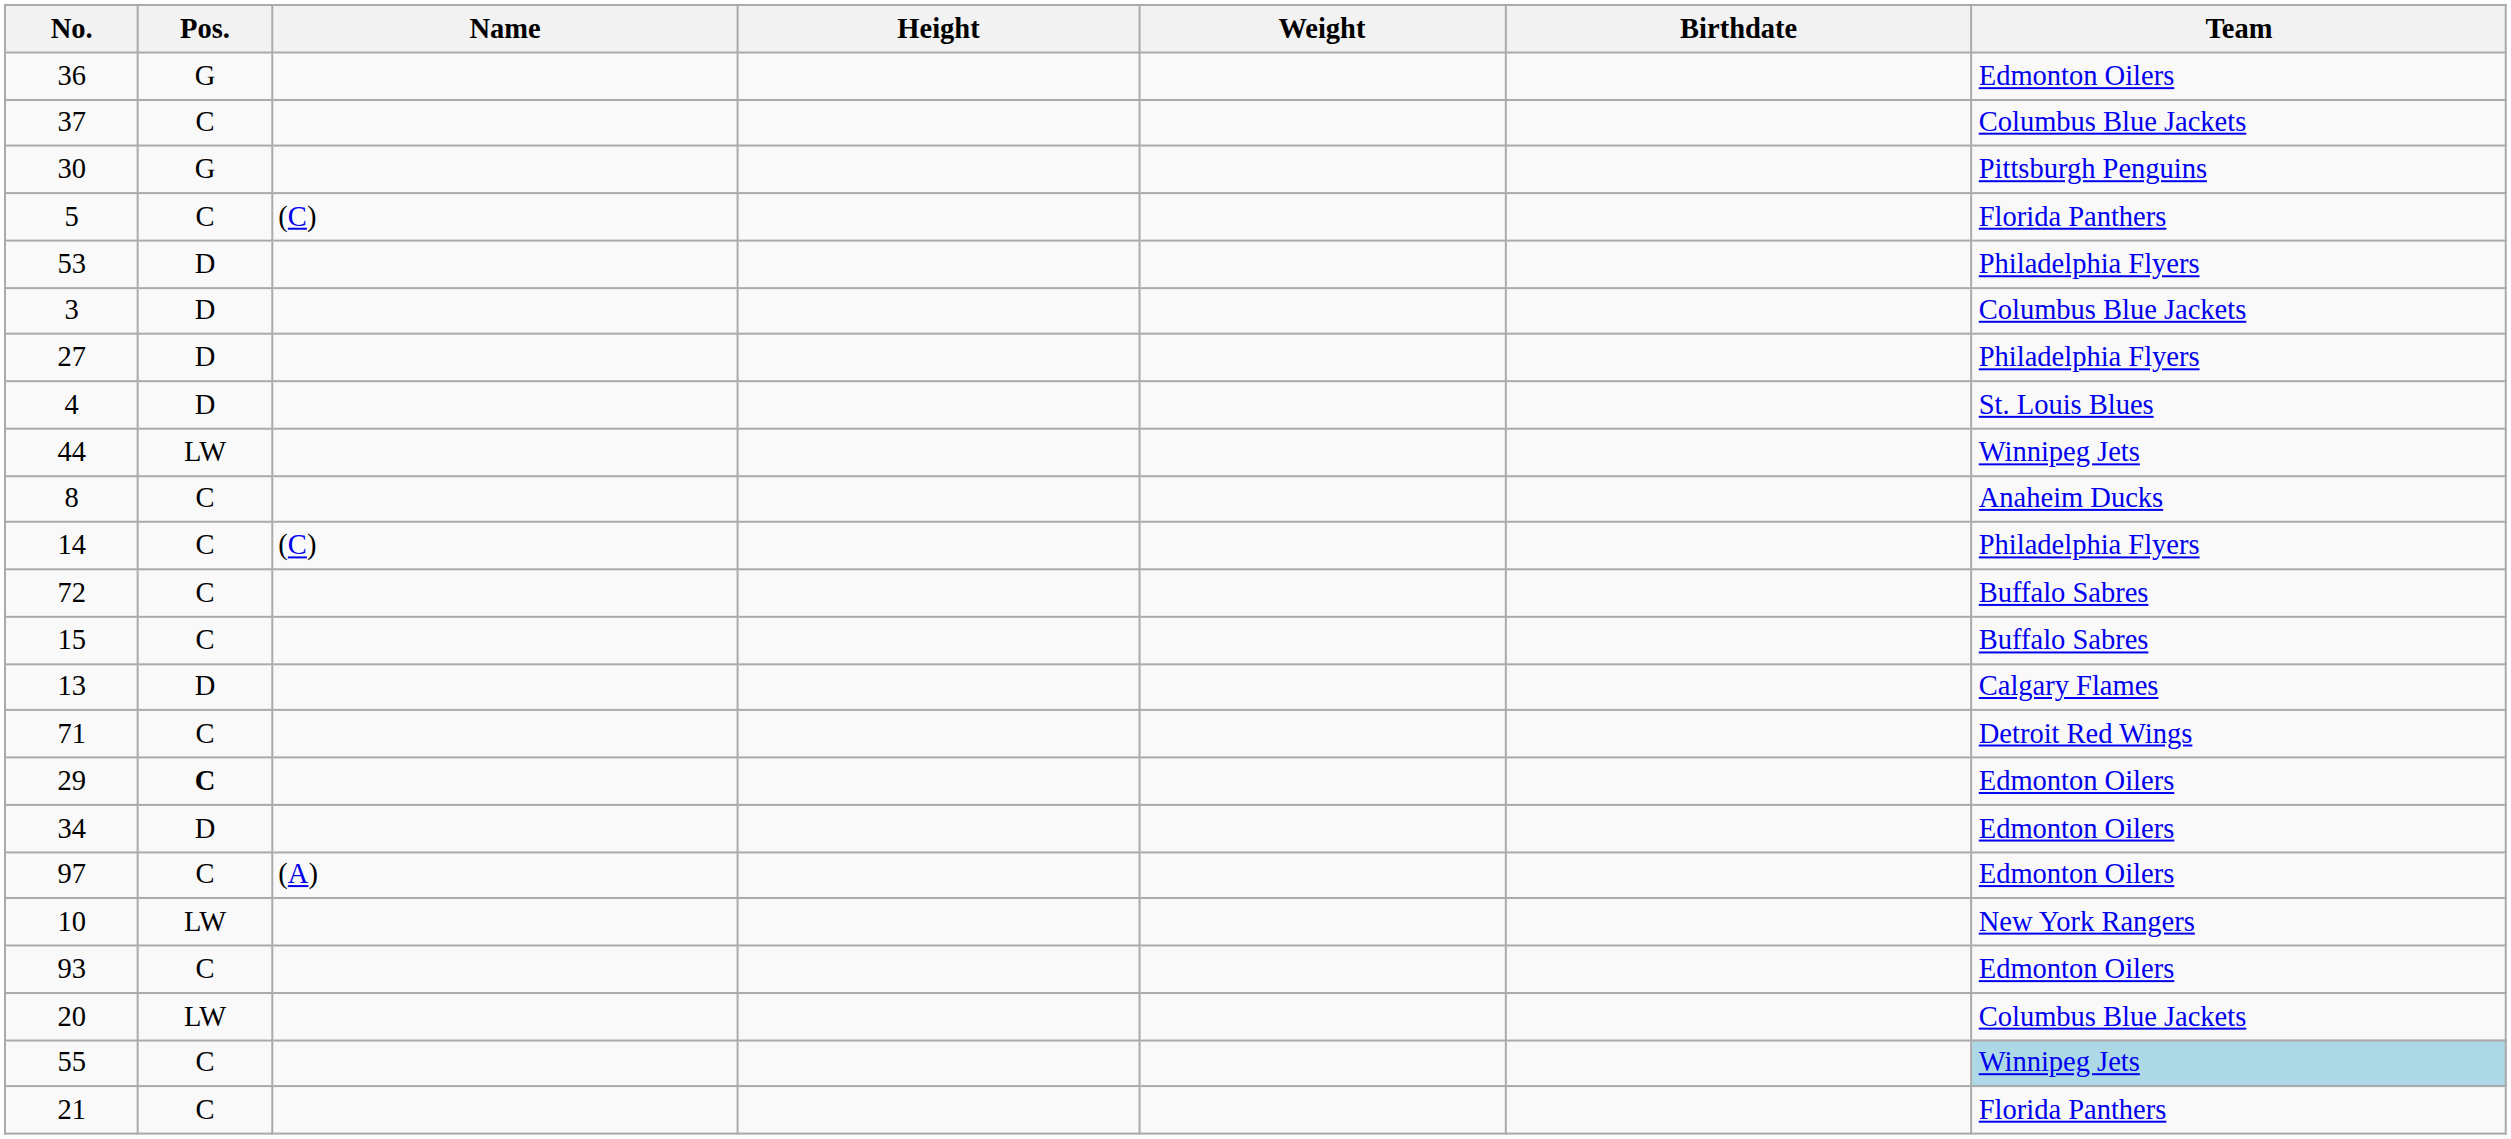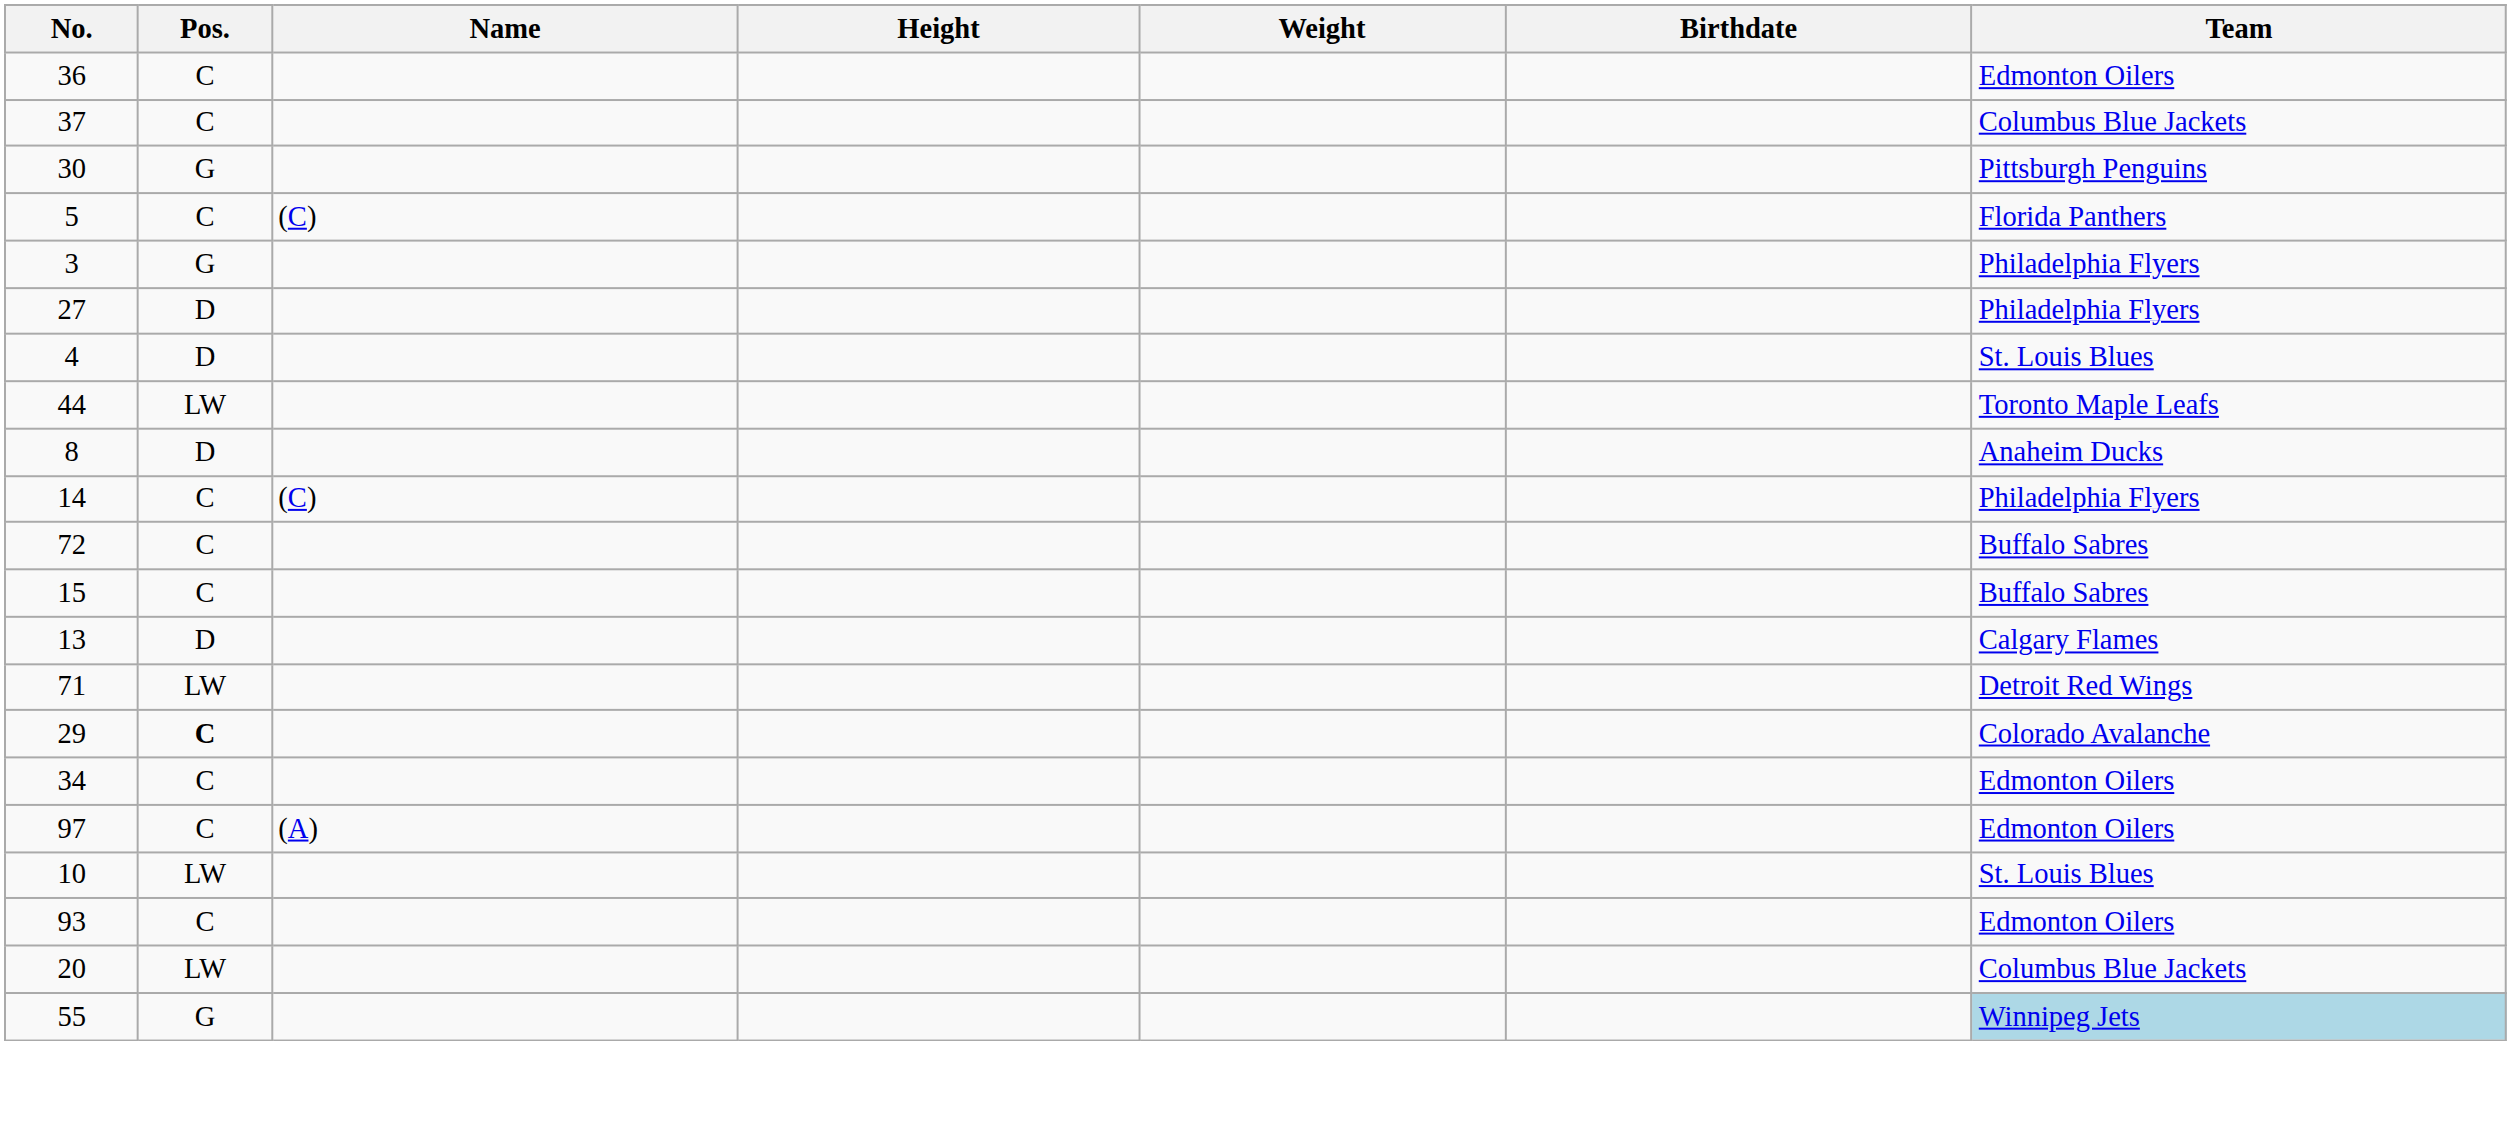(205, 75) G -> (205, 75) C
- row: (72, 263)
(205, 310) D -> (205, 263) G
(2113, 310) Columbus Blue Jackets -> (2089, 263) Philadelphia Flyers
(2059, 451) Winnipeg Jets -> (2099, 404) Toronto Maple Leafs
(205, 498) C -> (205, 451) D
(205, 733) C -> (205, 686) LW
(2077, 780) Edmonton Oilers -> (2094, 733) Colorado Avalanche
(205, 827) D -> (205, 780) C
(2087, 921) New York Rangers -> (2066, 874) St. Louis Blues
(205, 1062) C -> (205, 1015) G
- row: (72, 1109)
